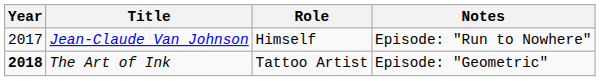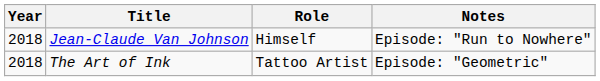(25, 40) 2017 -> (25, 40) 2018
(25, 63) bold -> (25, 63) normal
